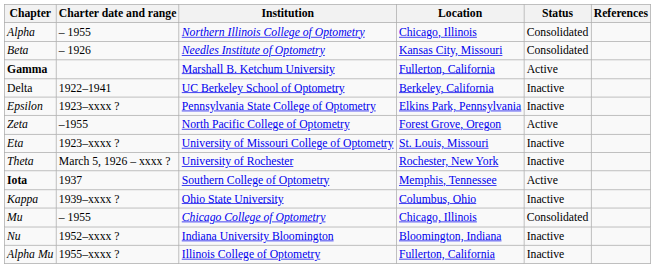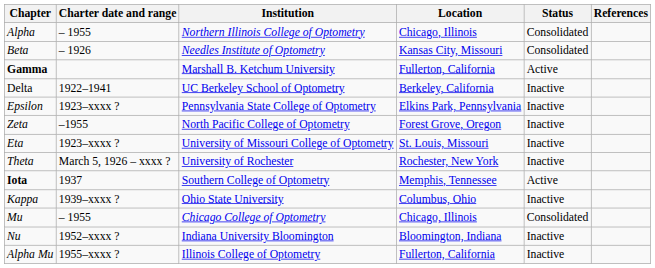(542, 124) Active -> (545, 124) Inactive
